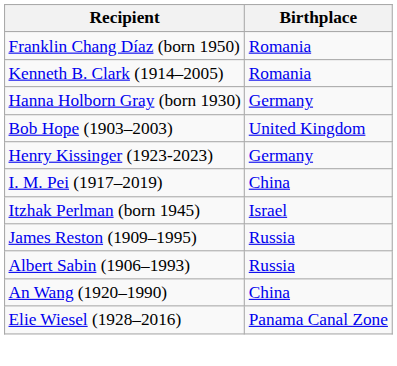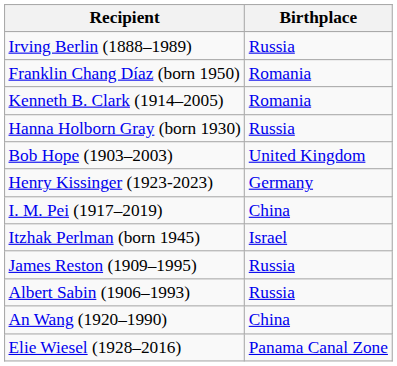+ row: (100, 45)
(281, 100) Germany -> (272, 127) Russia
